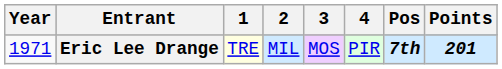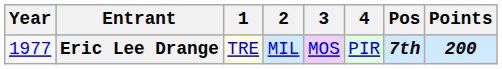(30, 49) 1971 -> (30, 49) 1977
(461, 49) 201 -> (461, 49) 200
